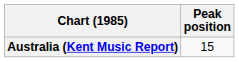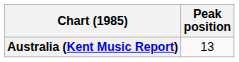(207, 47) 15 -> (207, 47) 13
